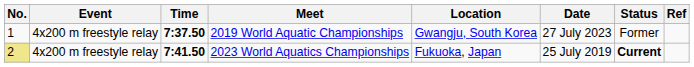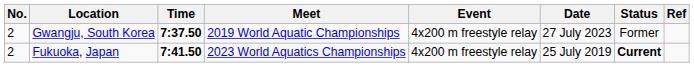columns swapped: (95, 14) <-> (476, 14)
(11, 33) 1 -> (11, 33) 2
(11, 52) khaki background -> (11, 52) no background
